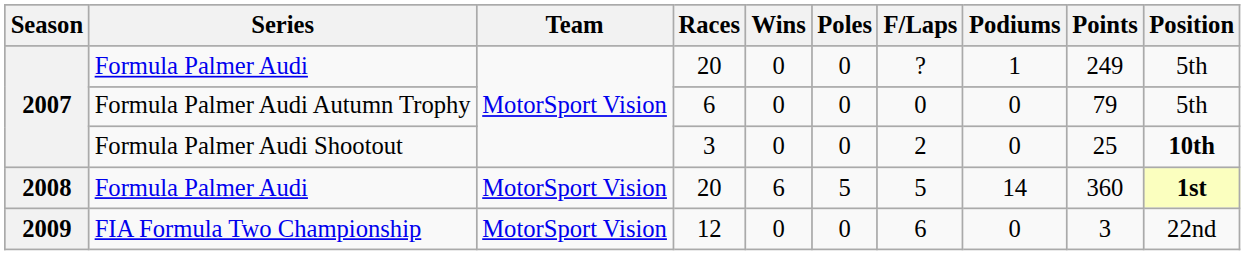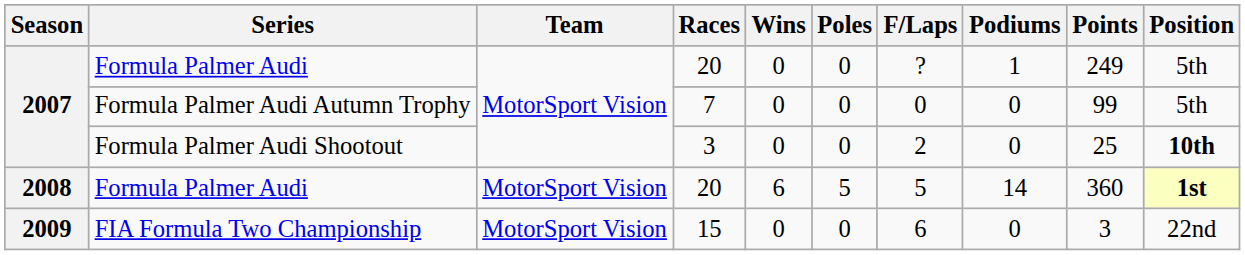(709, 106) 6 -> (709, 106) 7
(1105, 106) 79 -> (1105, 106) 99
(709, 228) 12 -> (709, 228) 15
